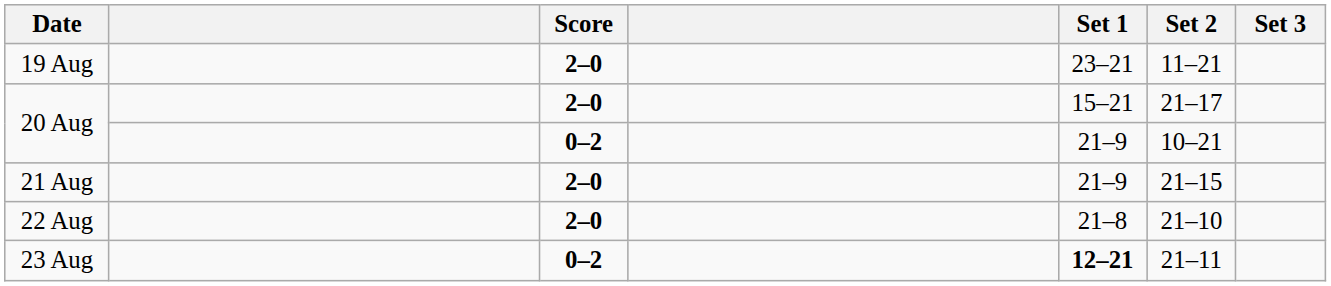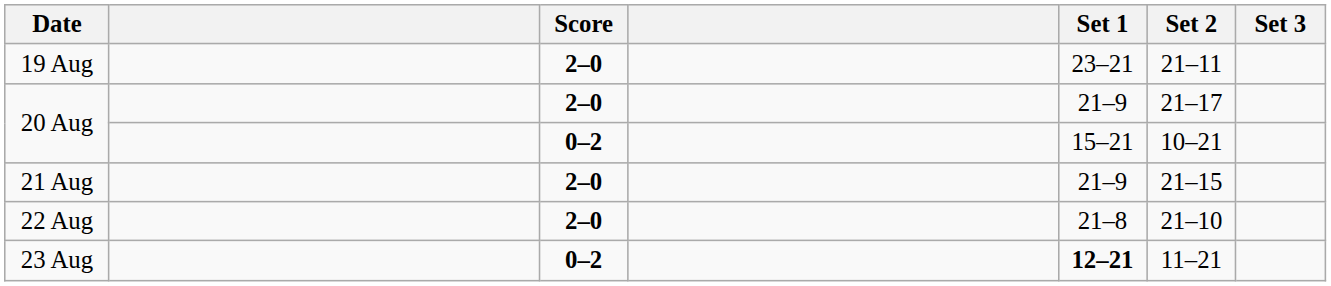(1191, 63) 11–21 -> (1191, 63) 21–11
(1102, 102) 15–21 -> (1102, 102) 21–9
(1102, 142) 21–9 -> (1102, 142) 15–21
(1191, 260) 21–11 -> (1191, 260) 11–21
